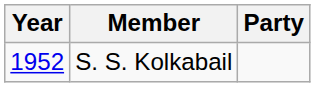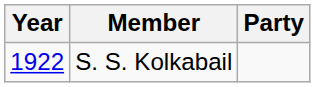(37, 61) 1952 -> (37, 61) 1922
